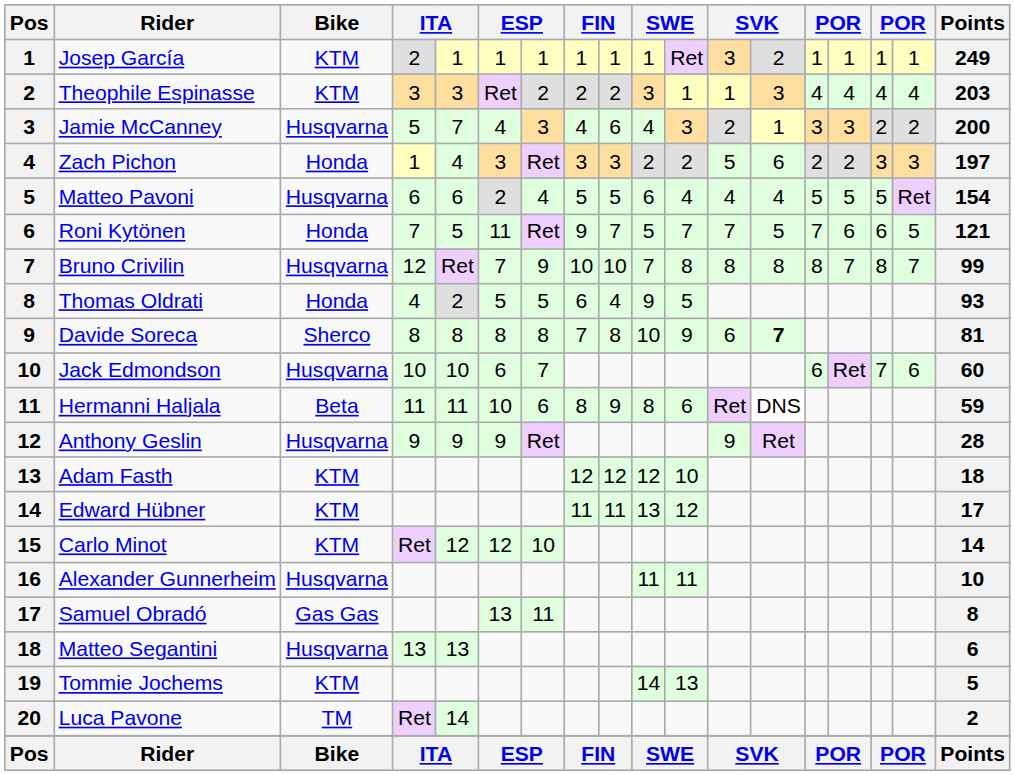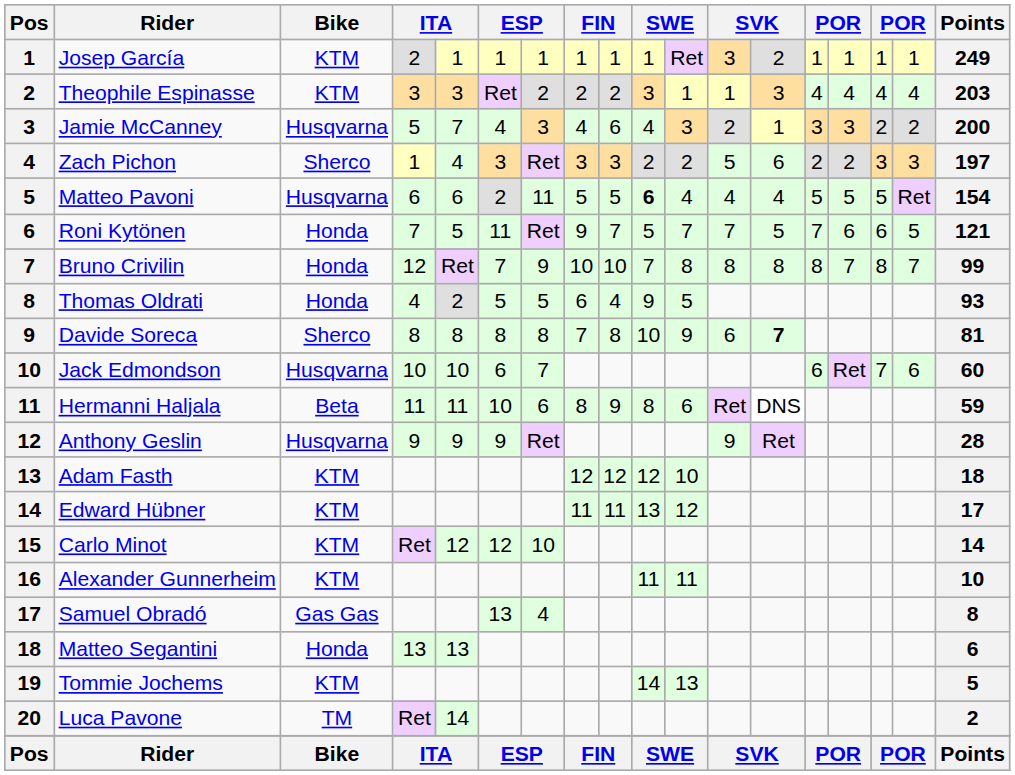(337, 161) Honda -> (337, 161) Sherco
(543, 196) 4 -> (543, 196) 11
(649, 196) normal -> (649, 196) bold
(337, 266) Husqvarna -> (337, 266) Honda
(337, 579) Husqvarna -> (337, 579) KTM
(543, 614) 11 -> (543, 614) 4
(337, 649) Husqvarna -> (337, 649) Honda
